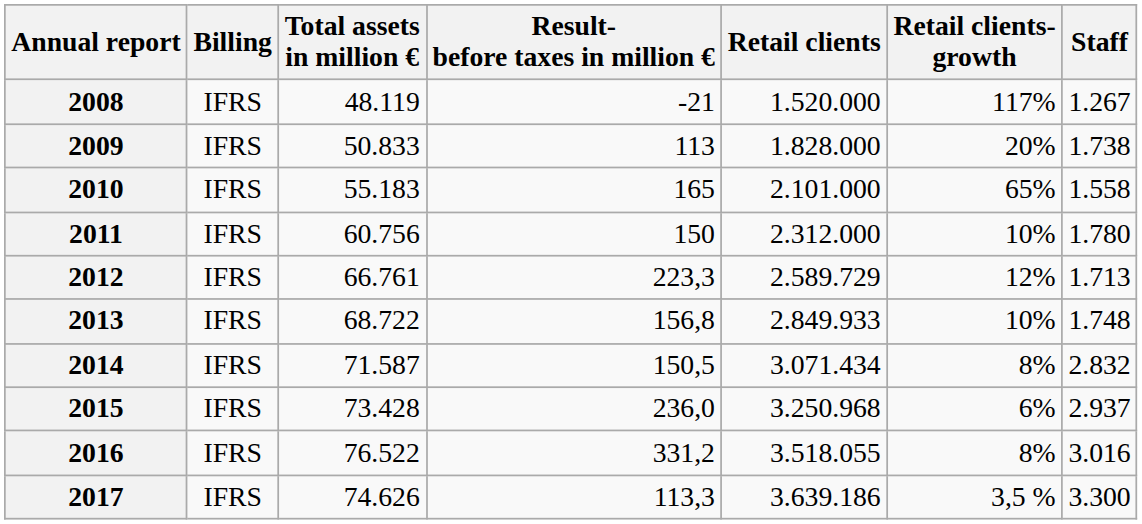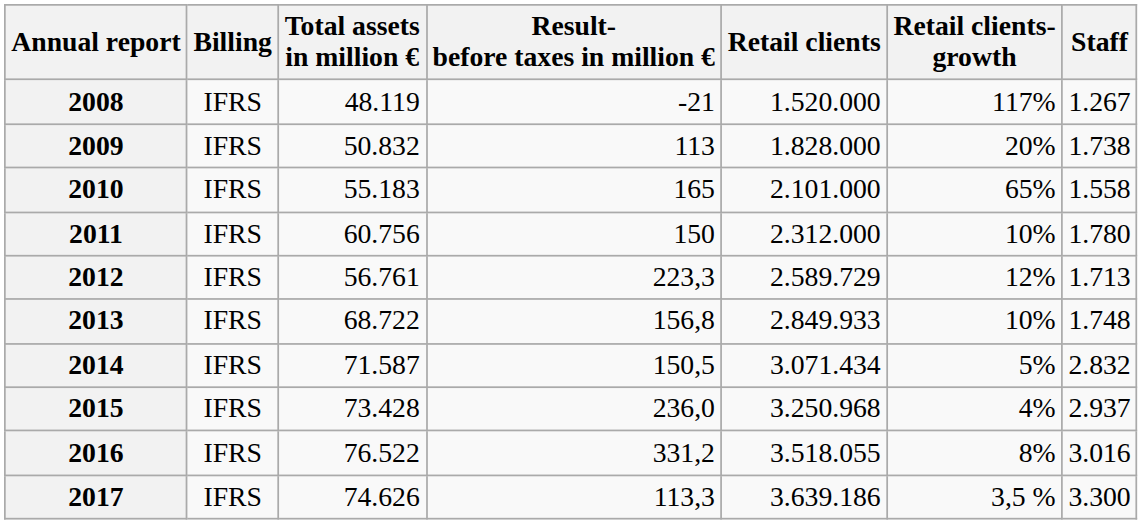(382, 145) 50.833 -> (382, 145) 50.832
(382, 277) 66.761 -> (382, 277) 56.761
(1037, 364) 8% -> (1037, 364) 5%
(1037, 408) 6% -> (1037, 408) 4%
